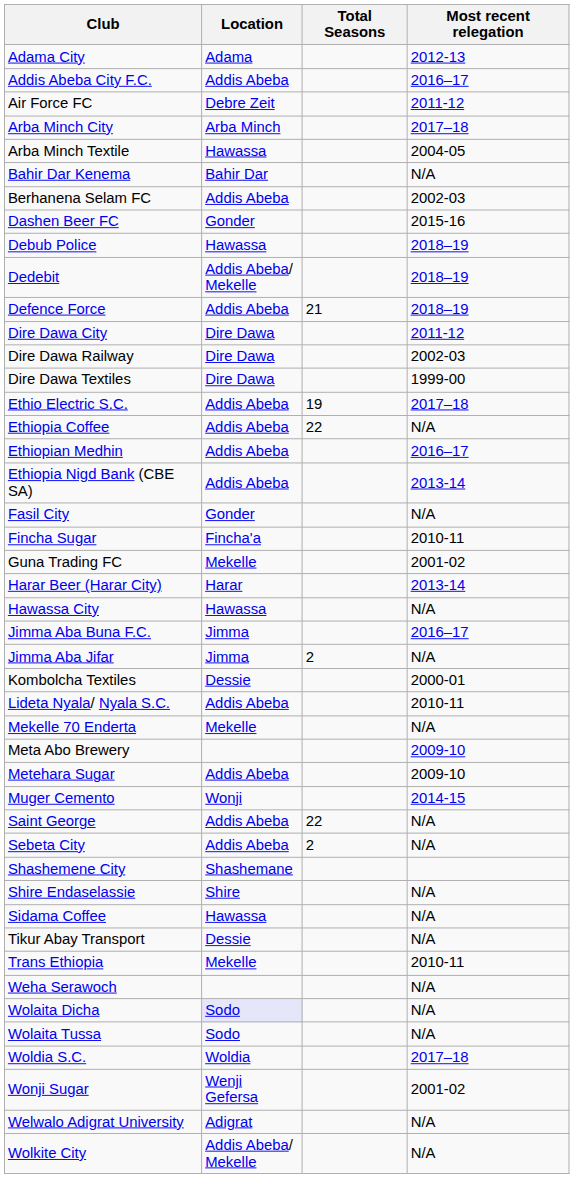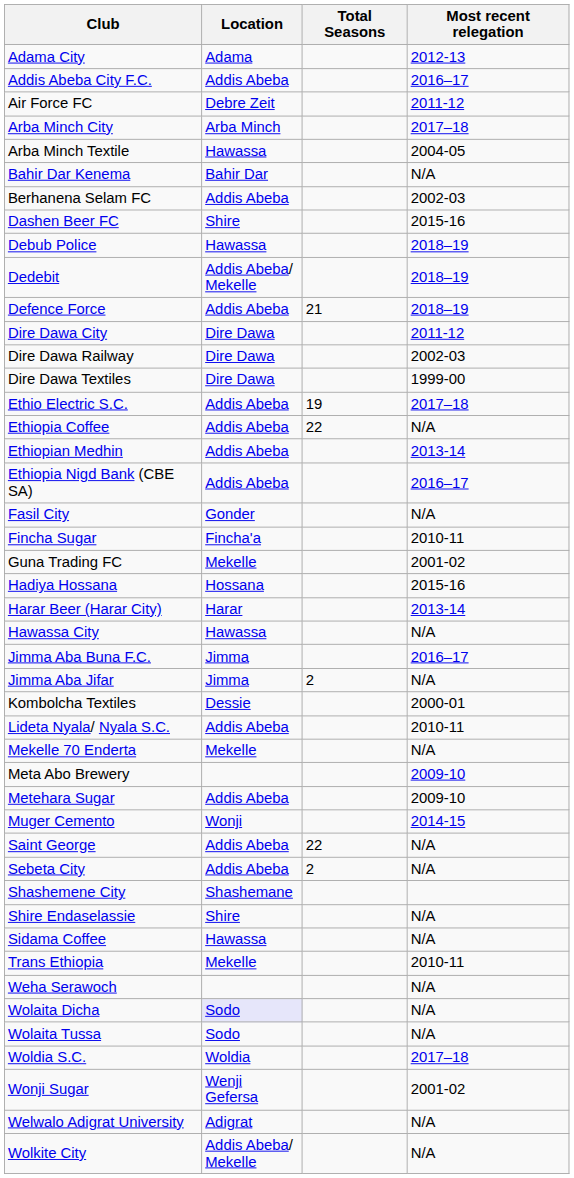(230, 221) Gonder -> (223, 221) Shire
(440, 450) 2016–17 -> (438, 450) 2013-14
(438, 482) 2013-14 -> (440, 482) 2016–17
+ row: (62, 585)
- row: (76, 939)
